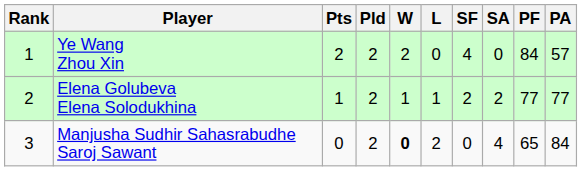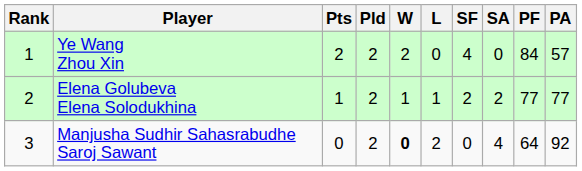(529, 144) 65 -> (529, 144) 64
(560, 144) 84 -> (560, 144) 92
